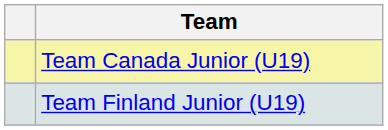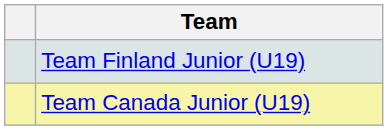rows swapped: (176, 61) <-> (173, 103)
